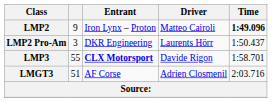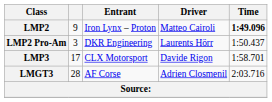(75, 58) 55 -> (75, 58) 17
(119, 58) bold -> (116, 58) normal
(75, 74) 51 -> (75, 74) 28
